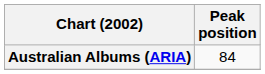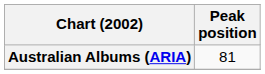(227, 57) 84 -> (227, 57) 81
